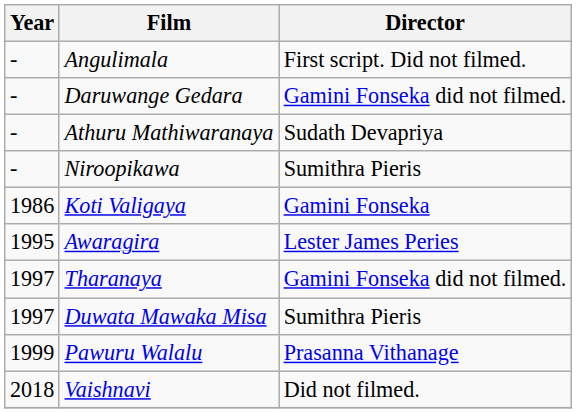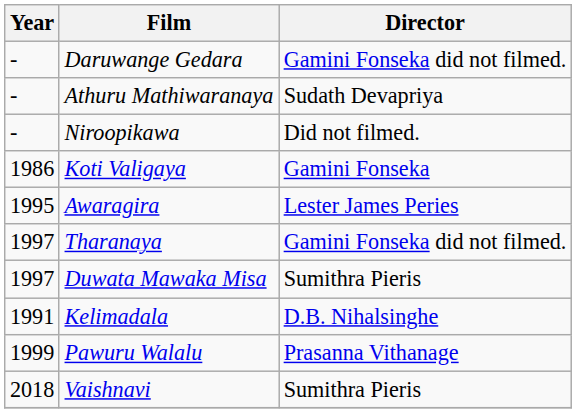- row: (116, 59)
(352, 169) Sumithra Pieris -> (352, 132) Did not filmed.
+ row: (116, 315)
(352, 388) Did not filmed. -> (352, 388) Sumithra Pieris
